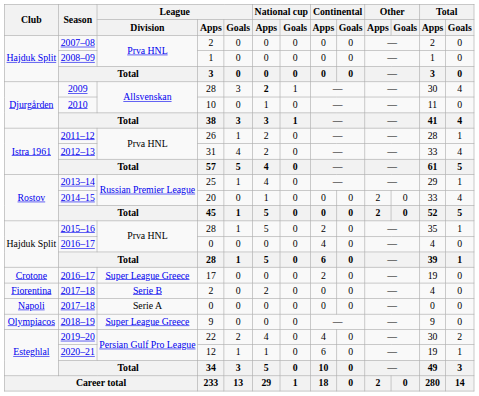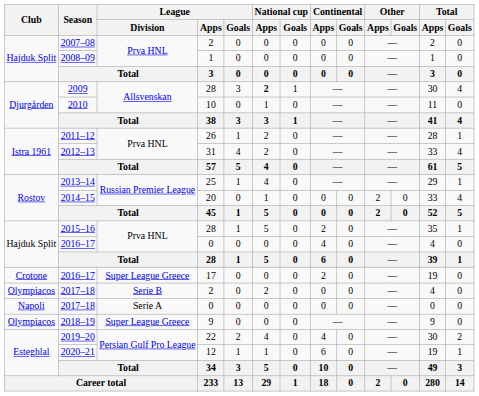(31, 290) Fiorentina -> (31, 290) Olympiacos
